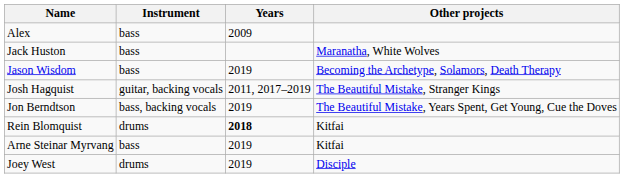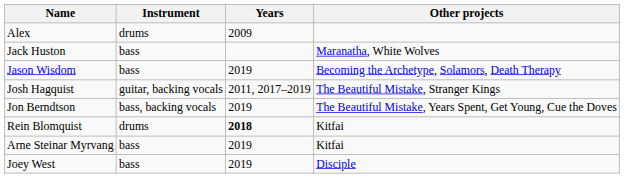(129, 32) bass -> (134, 32) drums
(134, 164) drums -> (129, 164) bass
